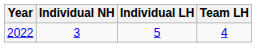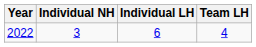(157, 32) 5 -> (157, 32) 6
